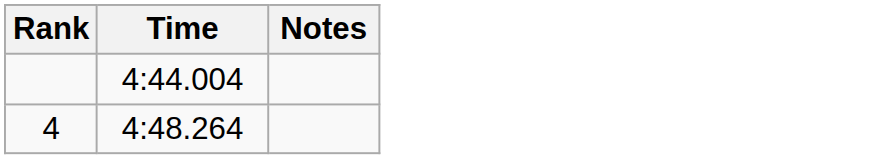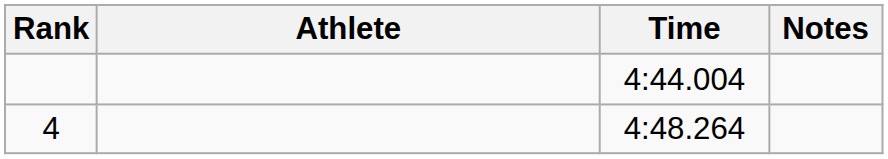+ column: (348, 29)
